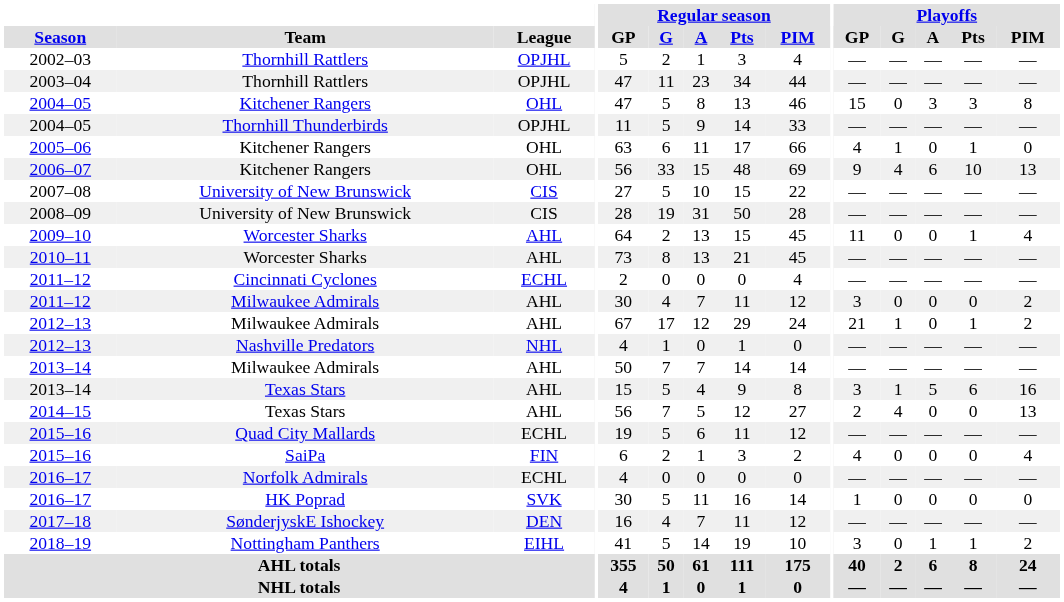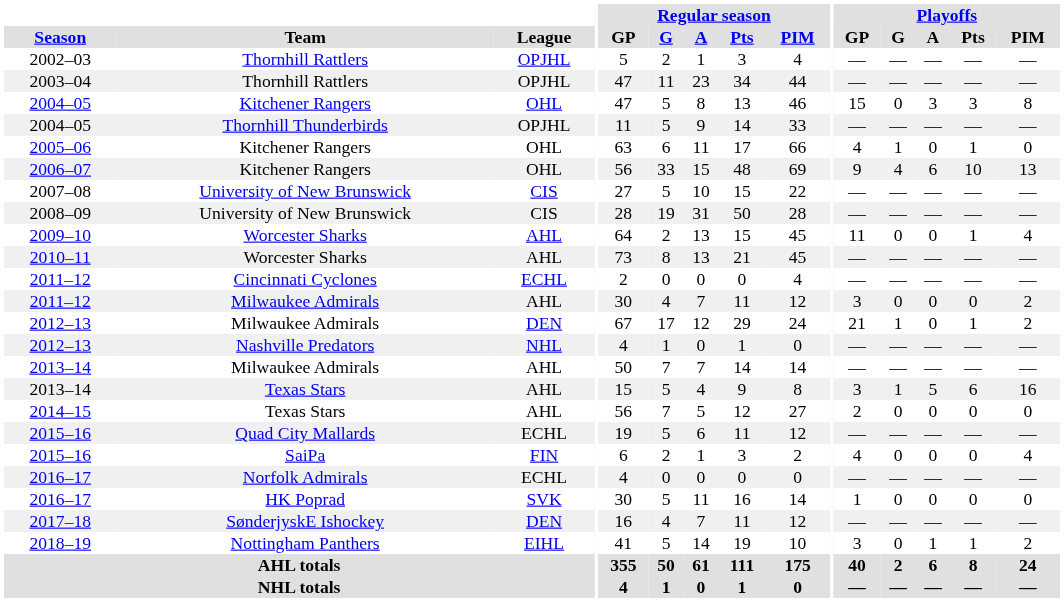(544, 322) AHL -> (544, 322) DEN
(898, 410) 4 -> (898, 410) 0
(1028, 410) 13 -> (1028, 410) 0
